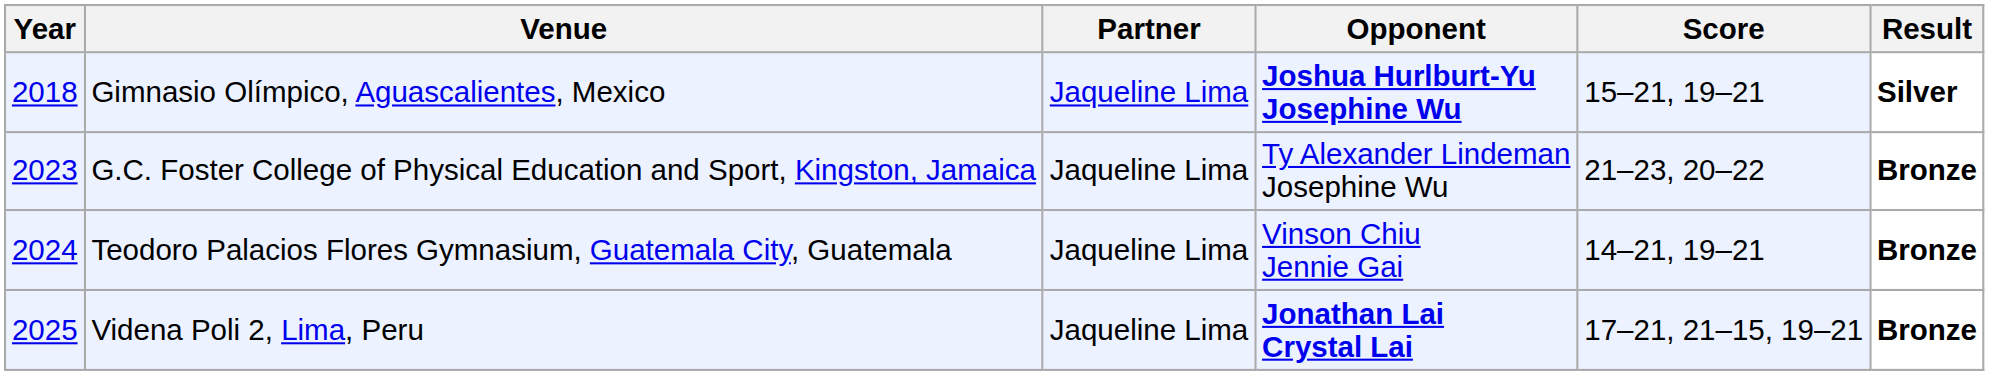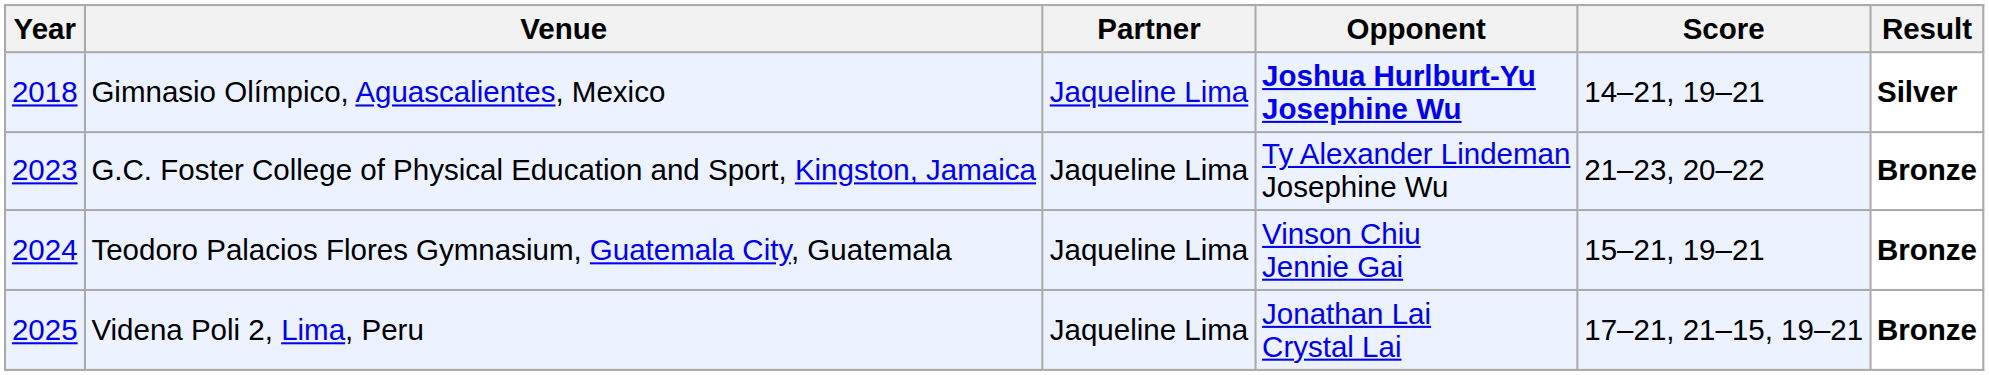(1674, 92) 15–21, 19–21 -> (1674, 92) 14–21, 19–21
(1674, 251) 14–21, 19–21 -> (1674, 251) 15–21, 19–21
(1353, 330) bold -> (1347, 330) normal
